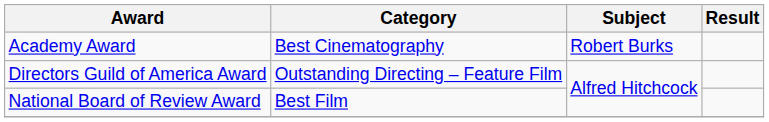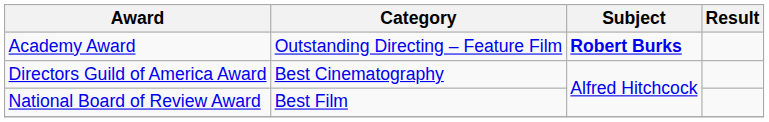(359, 46) Best Cinematography -> (418, 46) Outstanding Directing – Feature Film
(622, 46) normal -> (626, 46) bold
(418, 74) Outstanding Directing – Feature Film -> (359, 74) Best Cinematography
